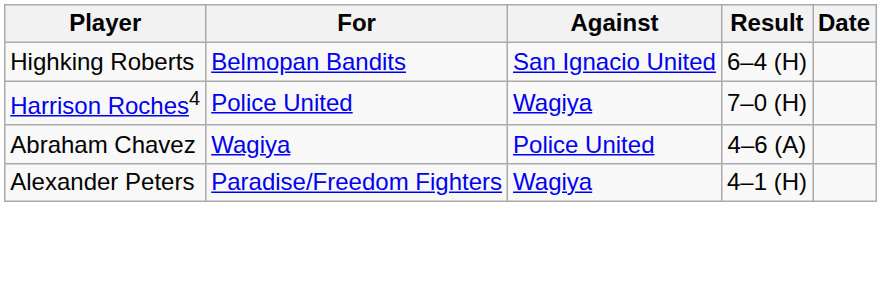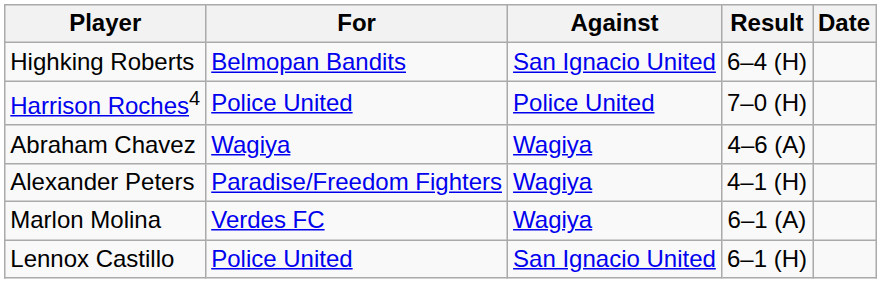(553, 102) Wagiya -> (584, 102) Police United
(584, 144) Police United -> (553, 144) Wagiya
+ row: (86, 220)
+ row: (92, 258)
